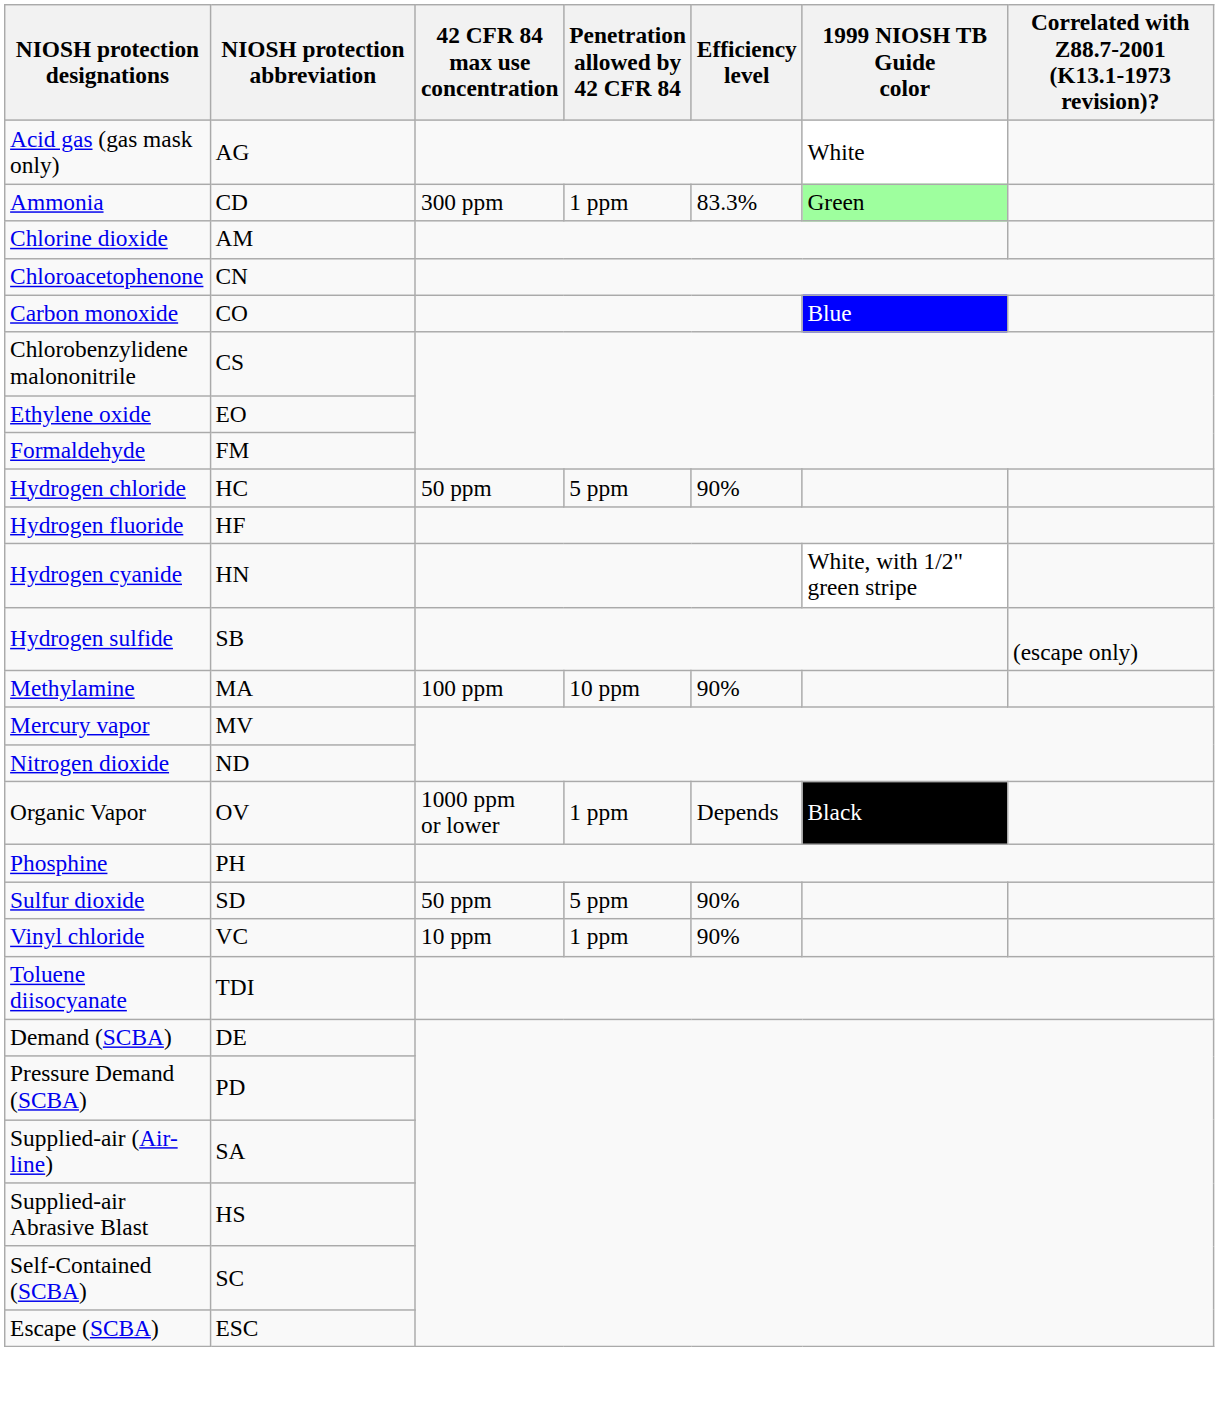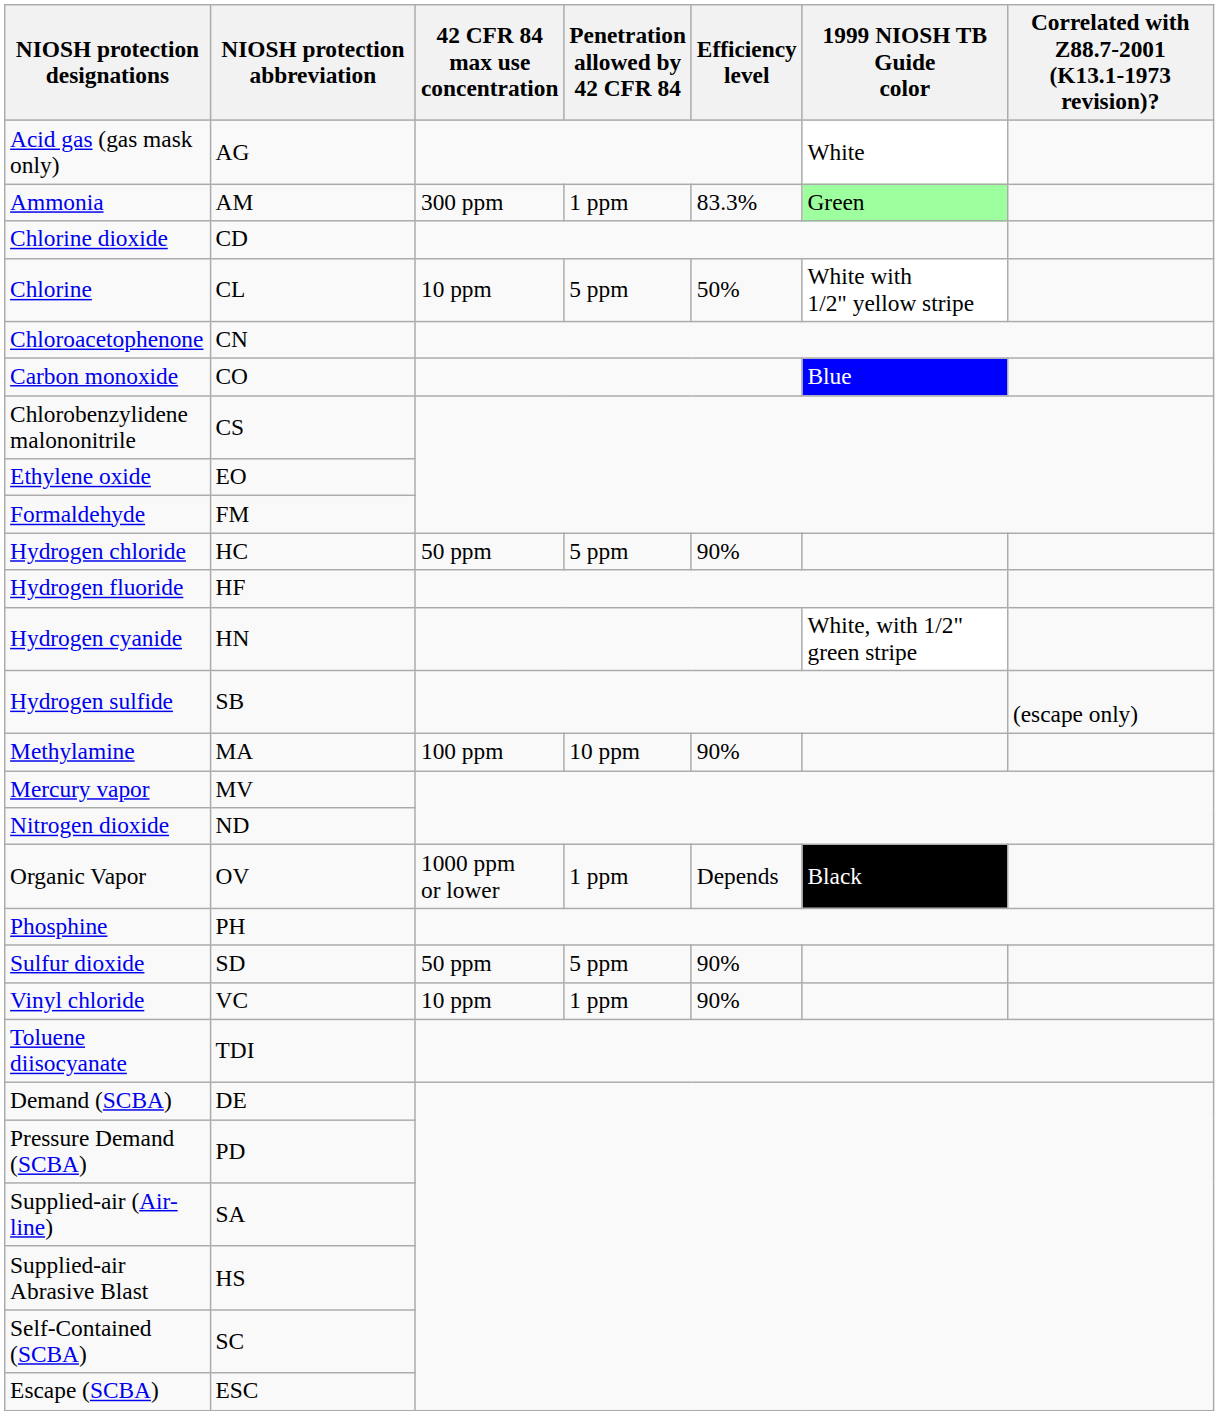(232, 202) CD -> (234, 202) AM
(234, 239) AM -> (232, 239) CD
+ row: (51, 289)
